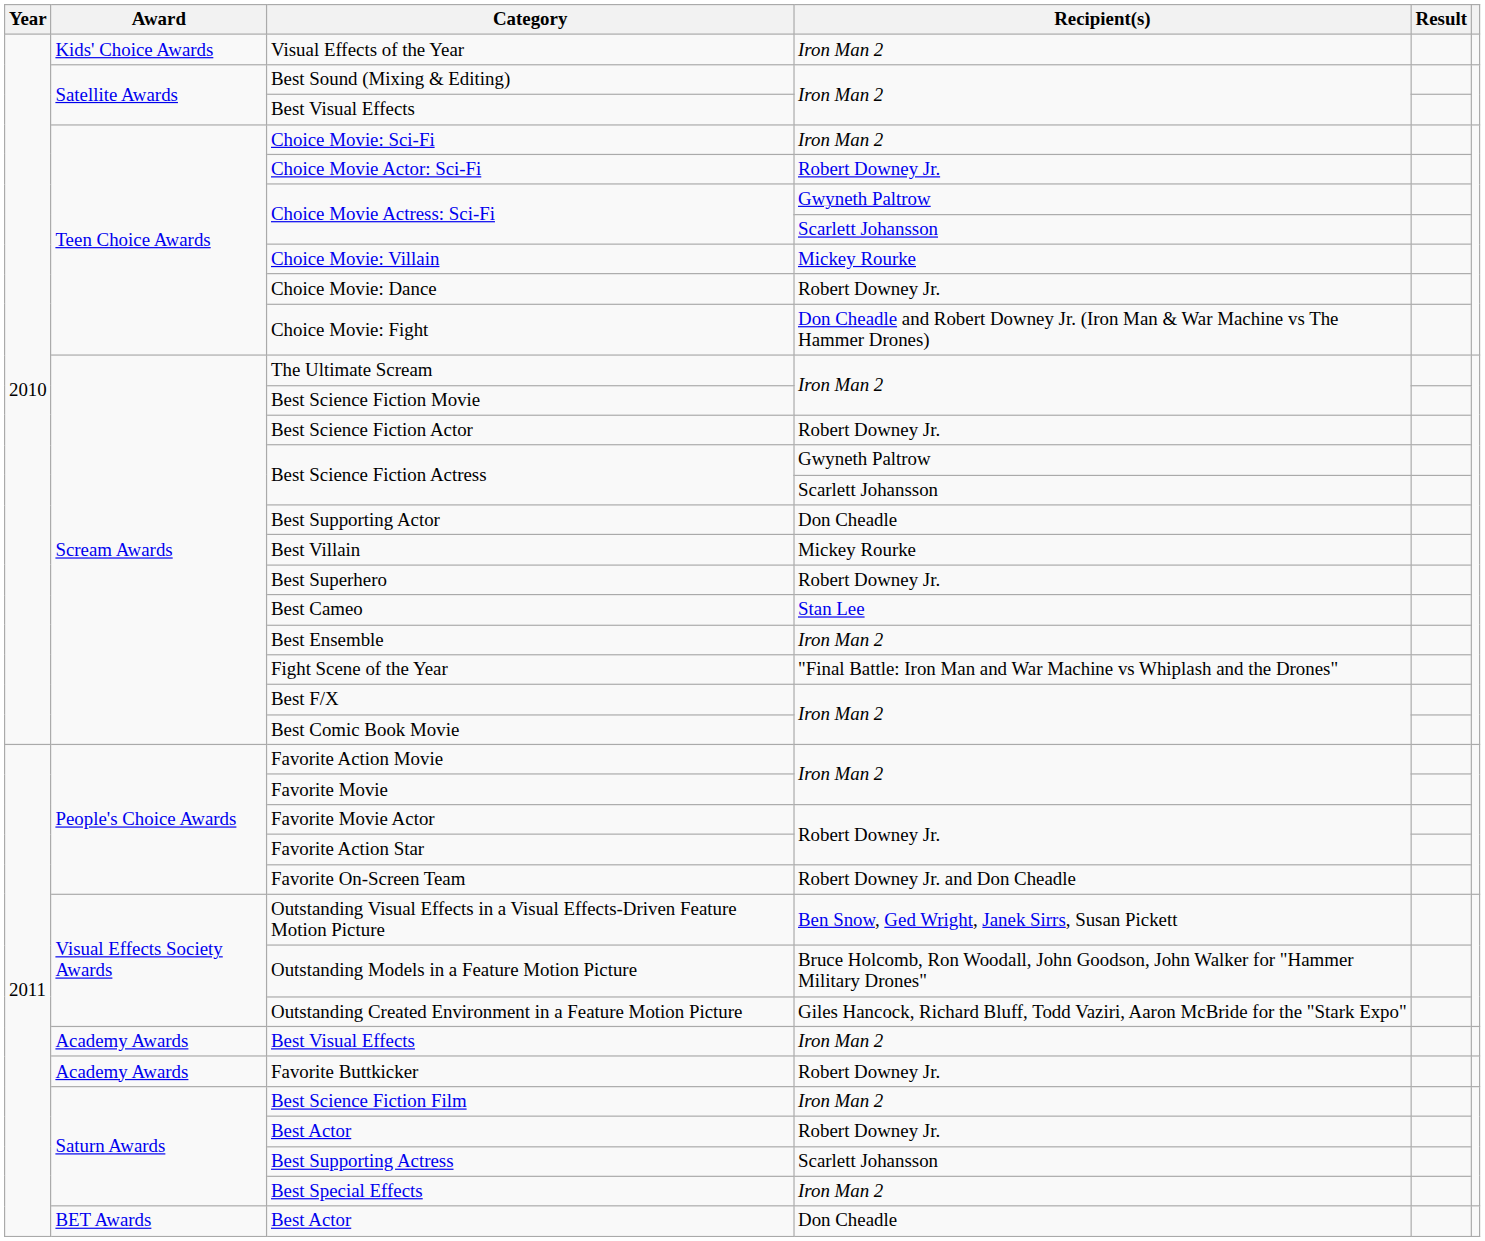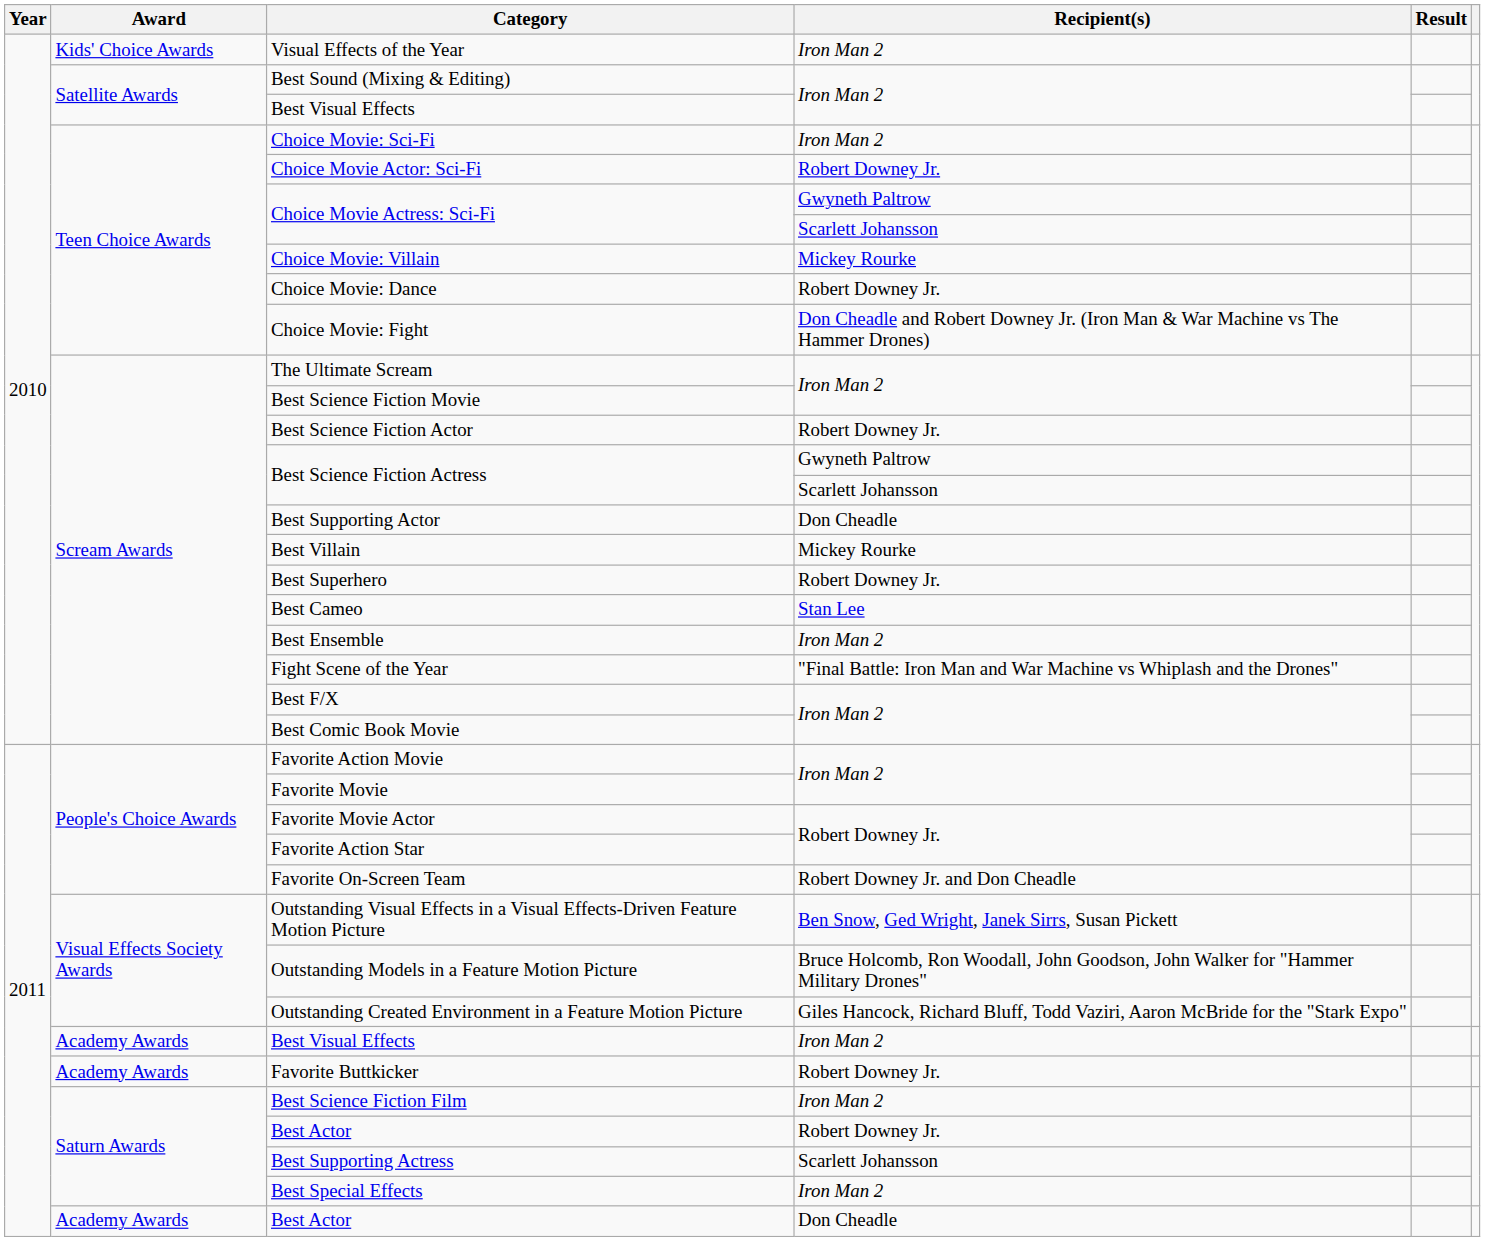(103, 1221) BET Awards -> (122, 1221) Academy Awards
